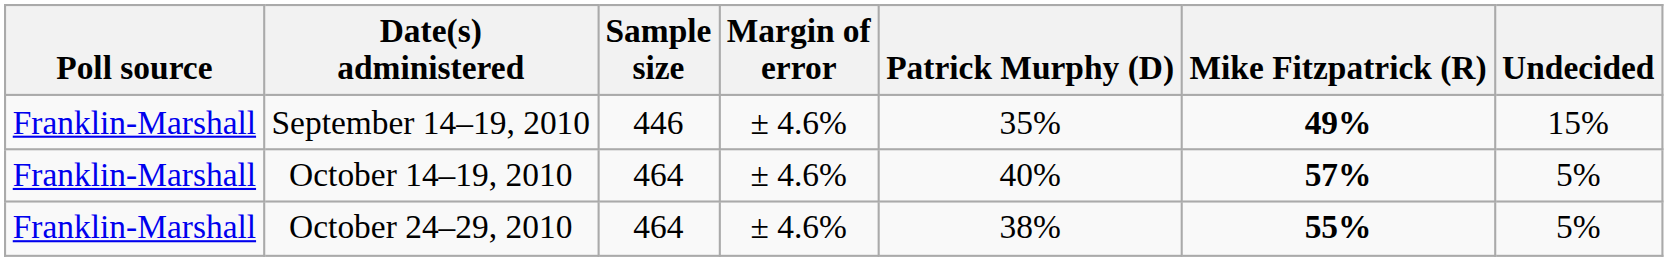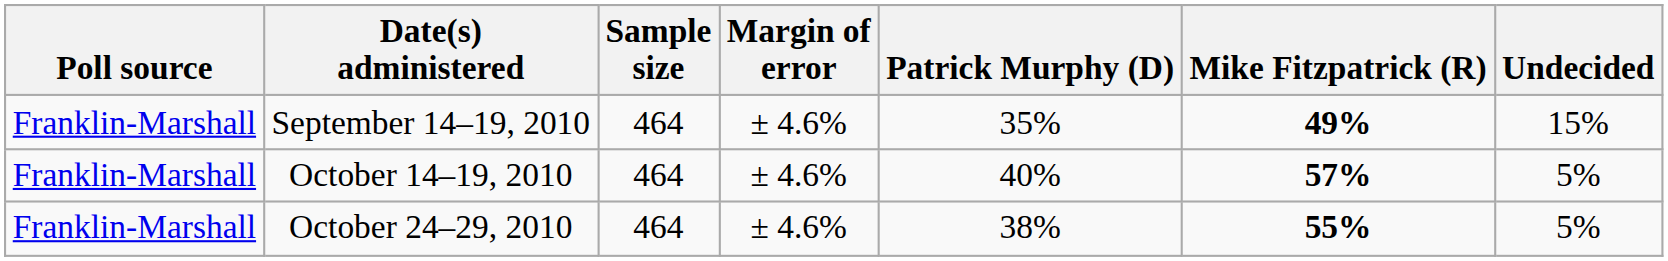(658, 121) 446 -> (658, 121) 464
